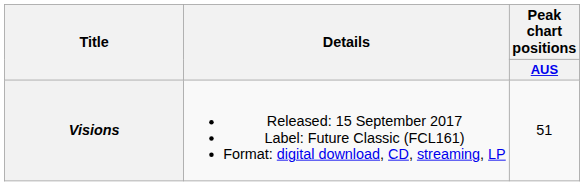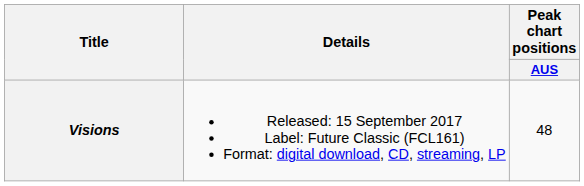(544, 130) 51 -> (544, 130) 48
